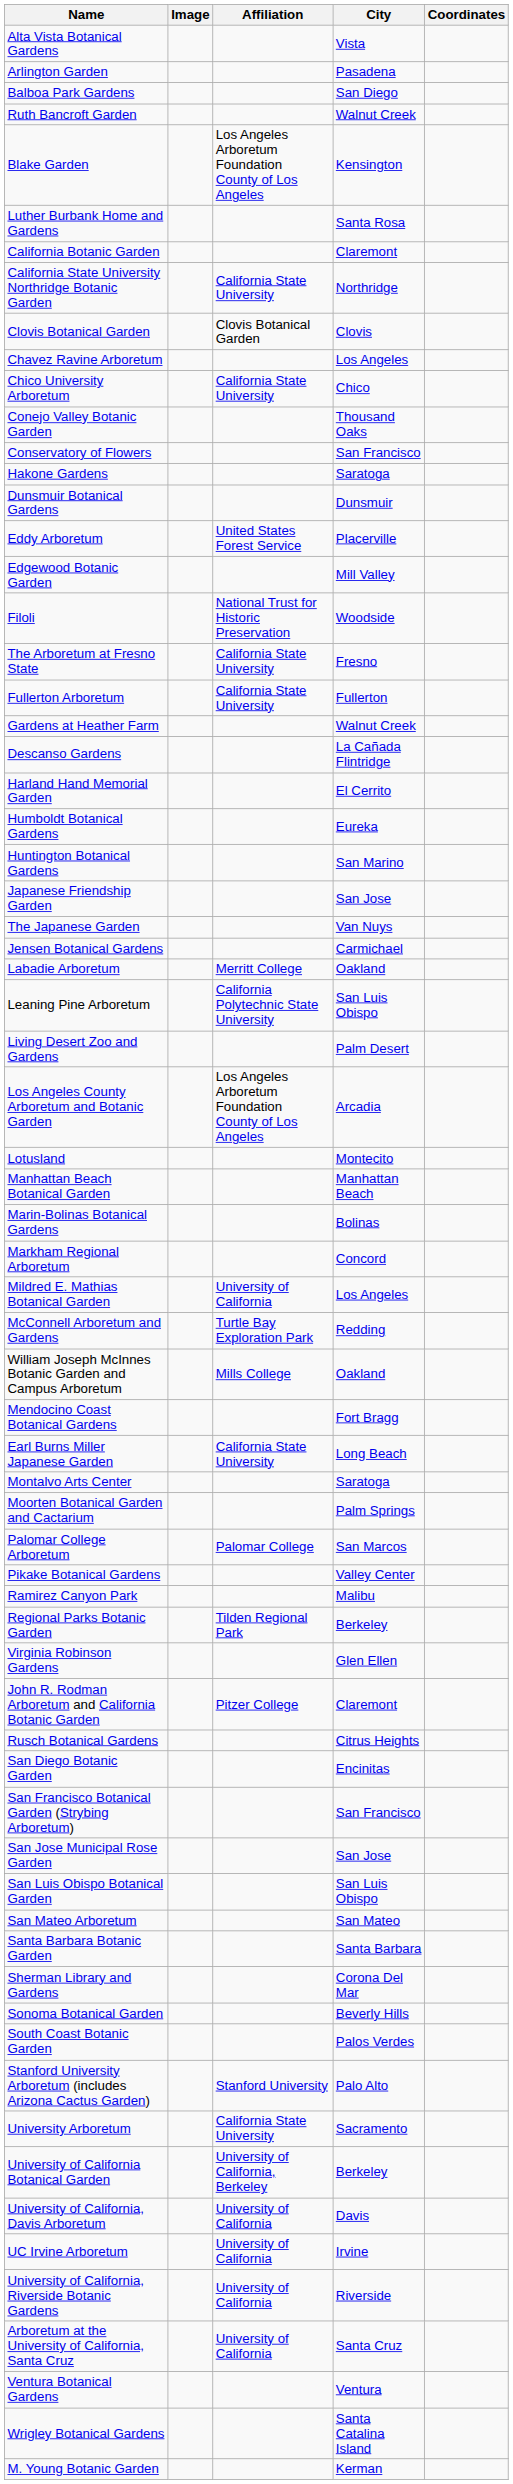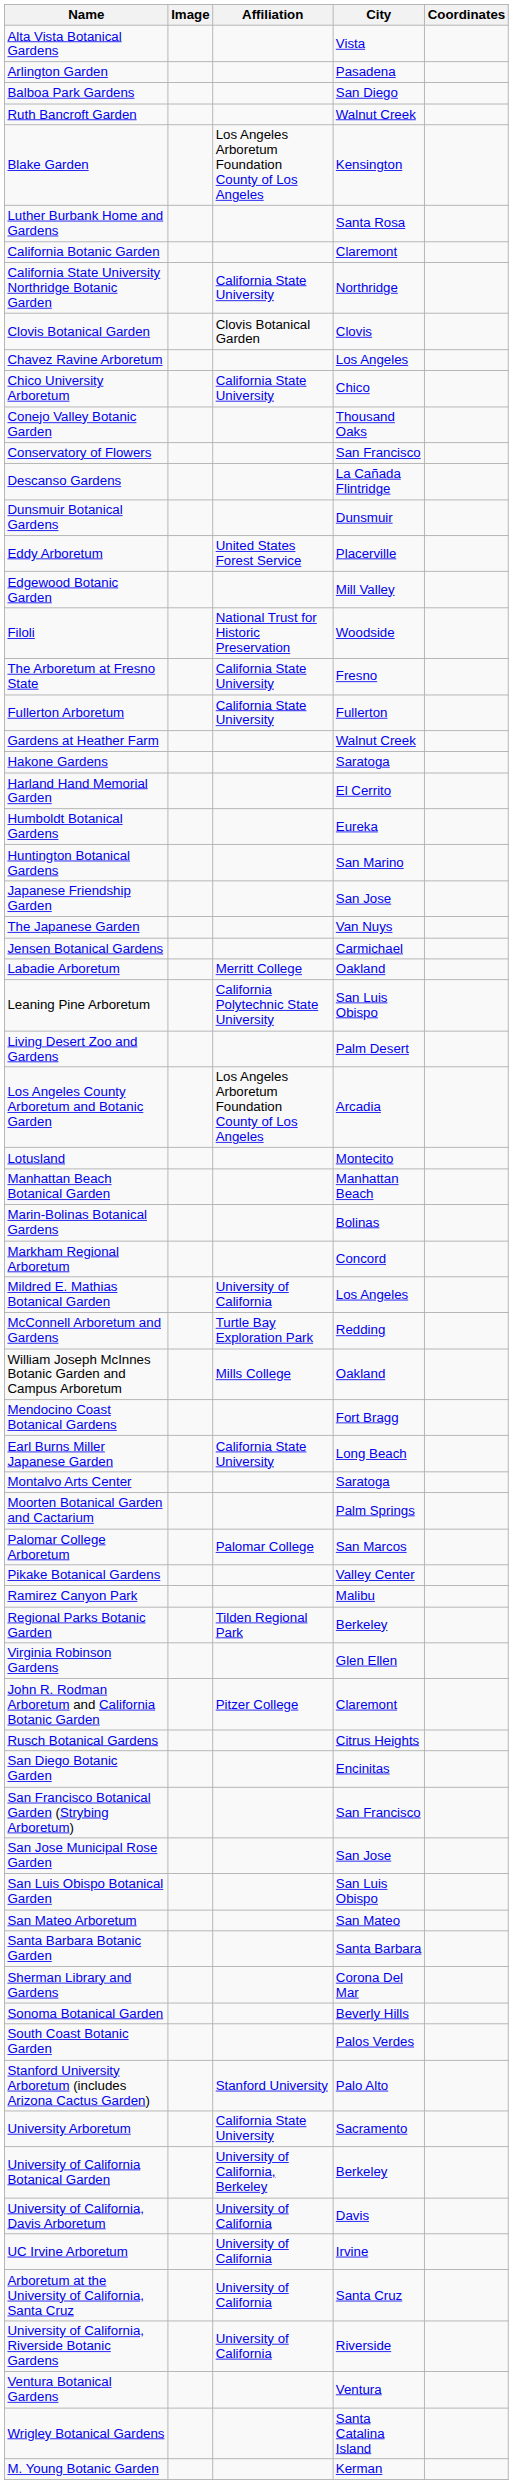rows swapped: (64, 754) <-> (58, 474)
rows swapped: (76, 2295) <-> (76, 2346)
